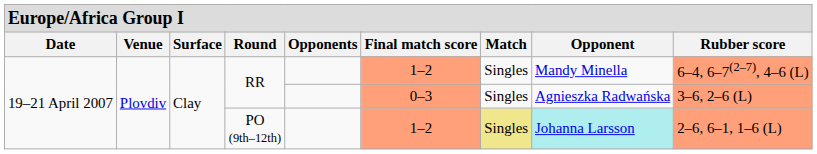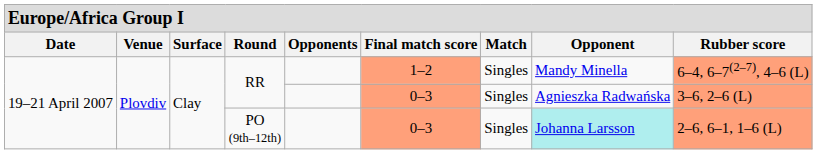(421, 128) 1–2 -> (421, 128) 0–3
(506, 128) khaki background -> (506, 128) no background
